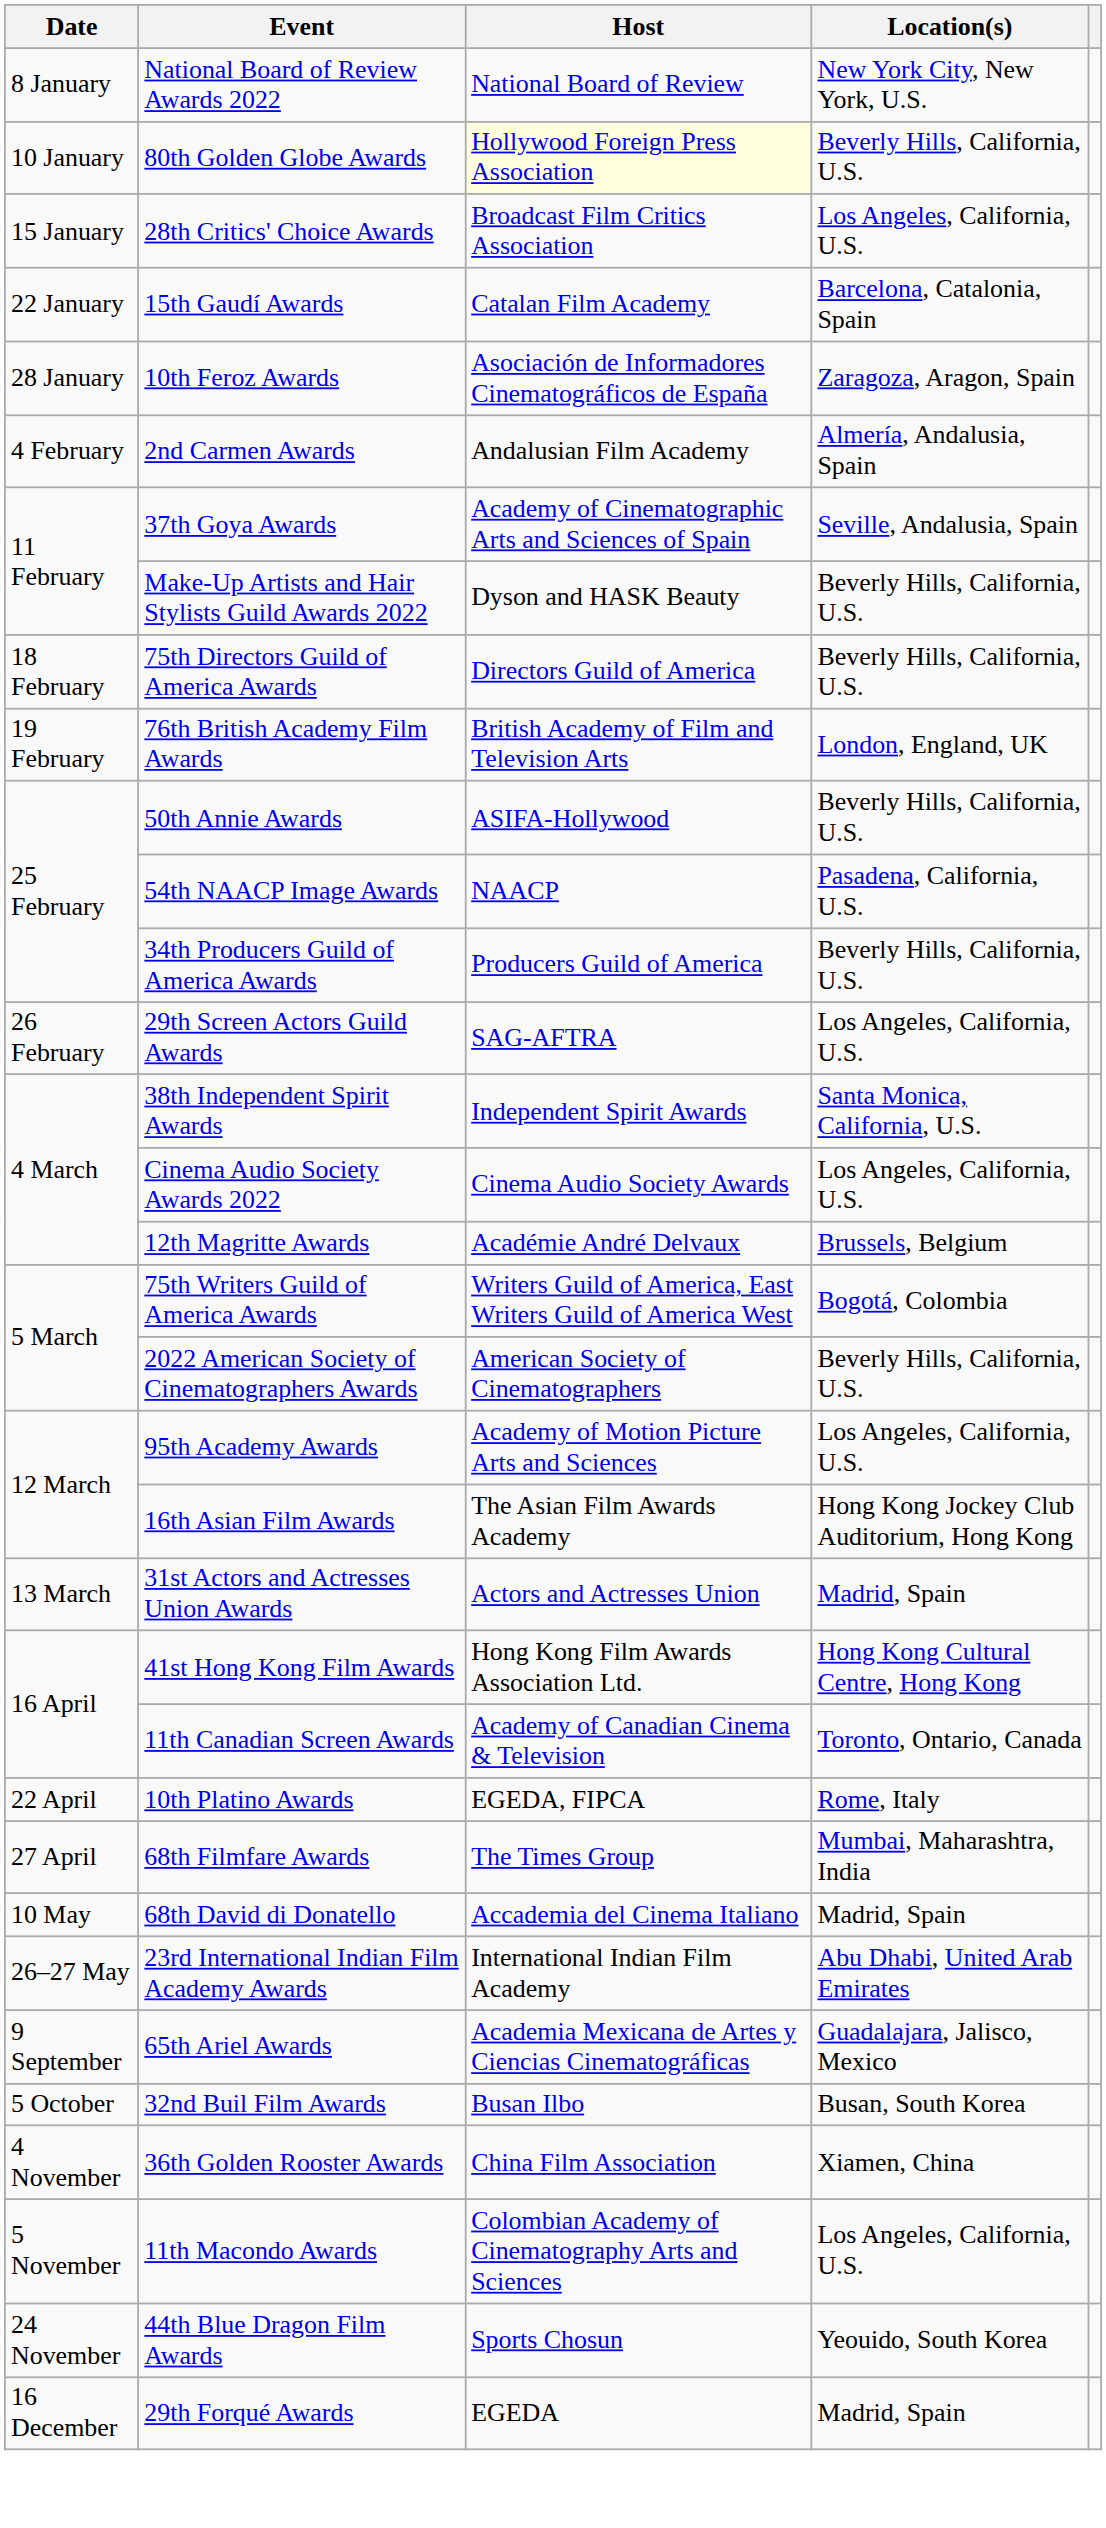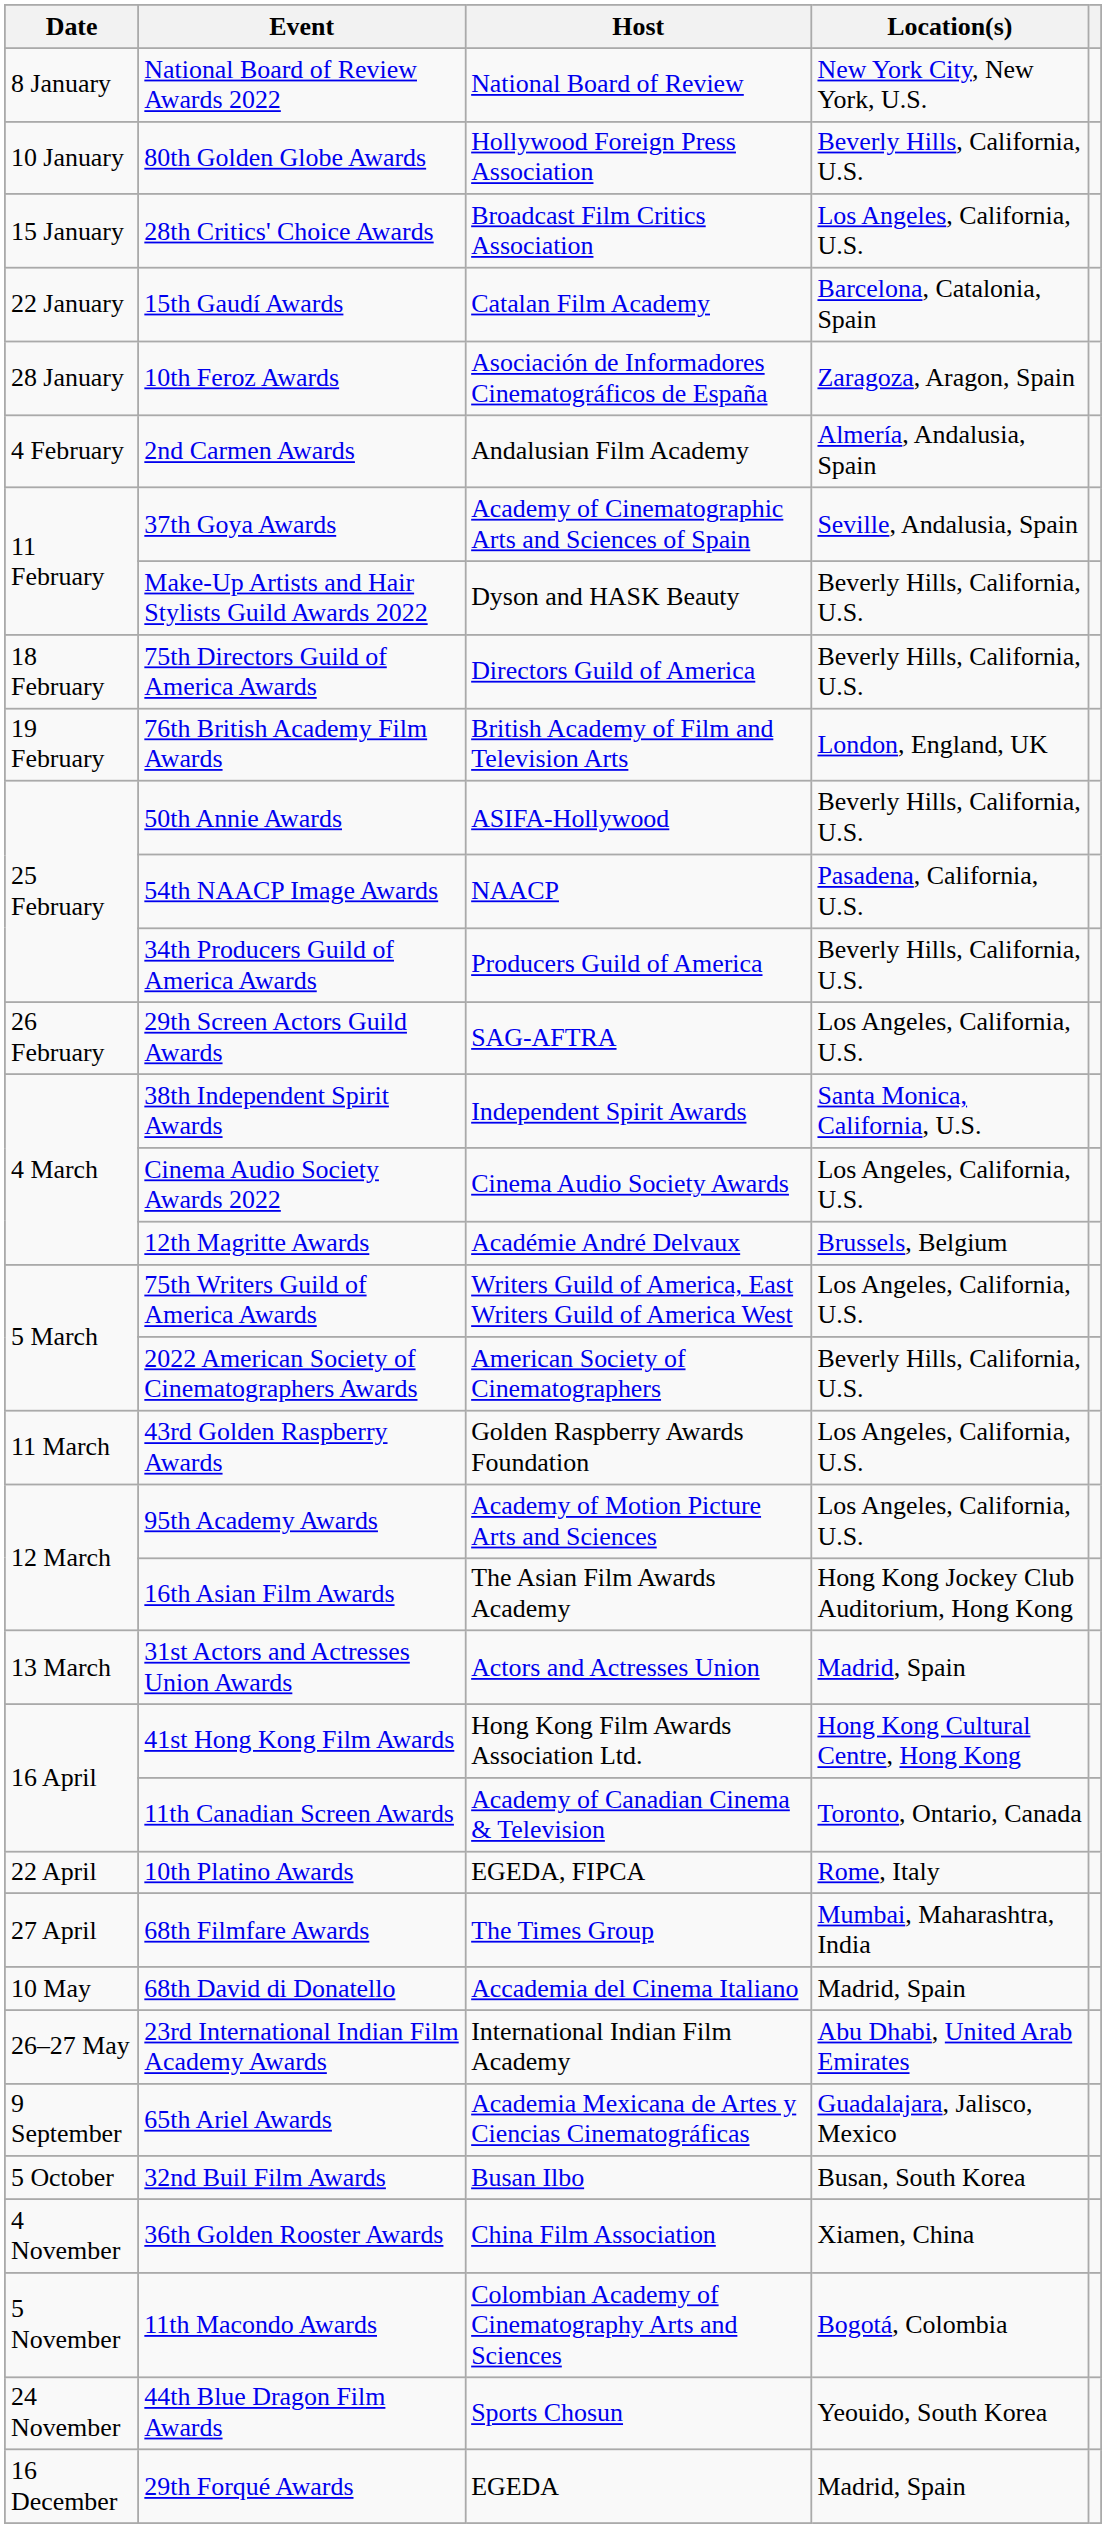(604, 157) lightyellow background -> (604, 157) no background
(912, 1300) Bogotá, Colombia -> (944, 1300) Los Angeles, California, U.S.
+ row: (266, 1447)
(944, 2251) Los Angeles, California, U.S. -> (912, 2324) Bogotá, Colombia
